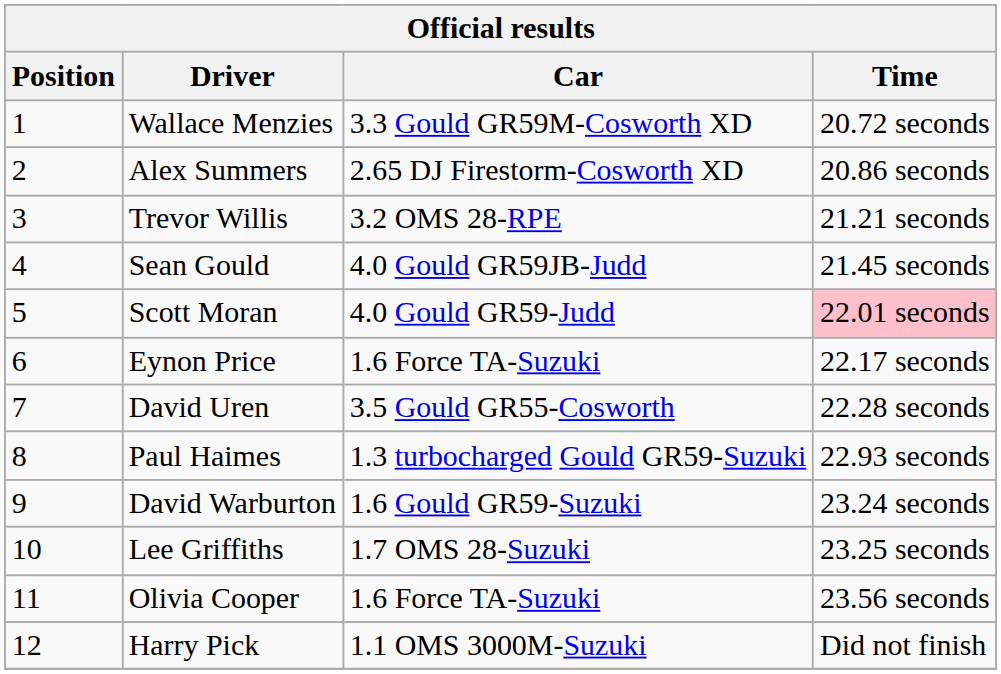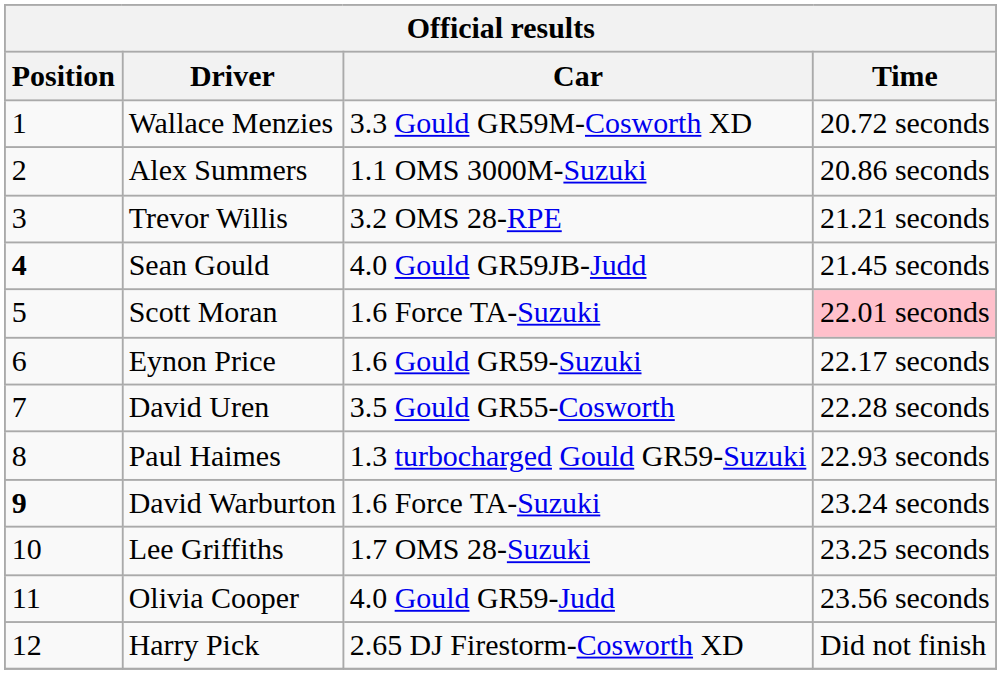(547, 170) 2.65 DJ Firestorm-Cosworth XD -> (498, 170) 1.1 OMS 3000M-Suzuki
(19, 265) normal -> (19, 265) bold
(482, 312) 4.0 Gould GR59-Judd -> (475, 312) 1.6 Force TA-Suzuki
(475, 360) 1.6 Force TA-Suzuki -> (496, 360) 1.6 Gould GR59-Suzuki
(19, 502) normal -> (19, 502) bold
(496, 502) 1.6 Gould GR59-Suzuki -> (475, 502) 1.6 Force TA-Suzuki
(475, 597) 1.6 Force TA-Suzuki -> (482, 597) 4.0 Gould GR59-Judd
(498, 645) 1.1 OMS 3000M-Suzuki -> (547, 645) 2.65 DJ Firestorm-Cosworth XD
